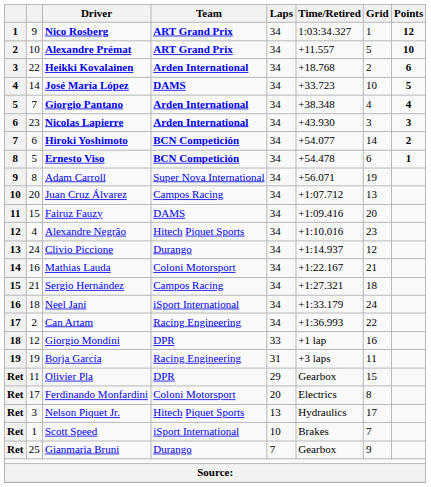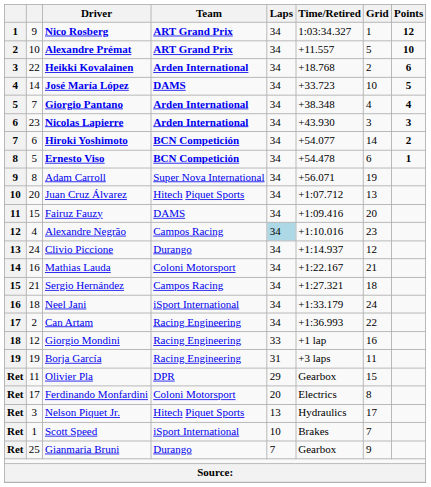(188, 194) Campos Racing -> (199, 194) Hitech Piquet Sports
(199, 231) Hitech Piquet Sports -> (188, 231) Campos Racing
(275, 231) no background -> (275, 231) lightblue background
(164, 340) DPR -> (197, 340) Racing Engineering
